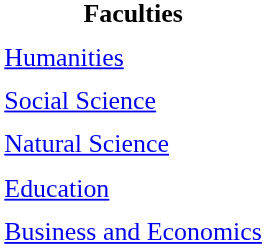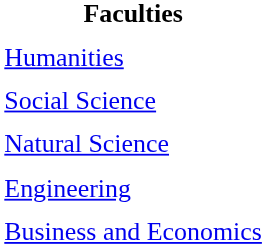+ row: (68, 187)
- row: (57, 187)
